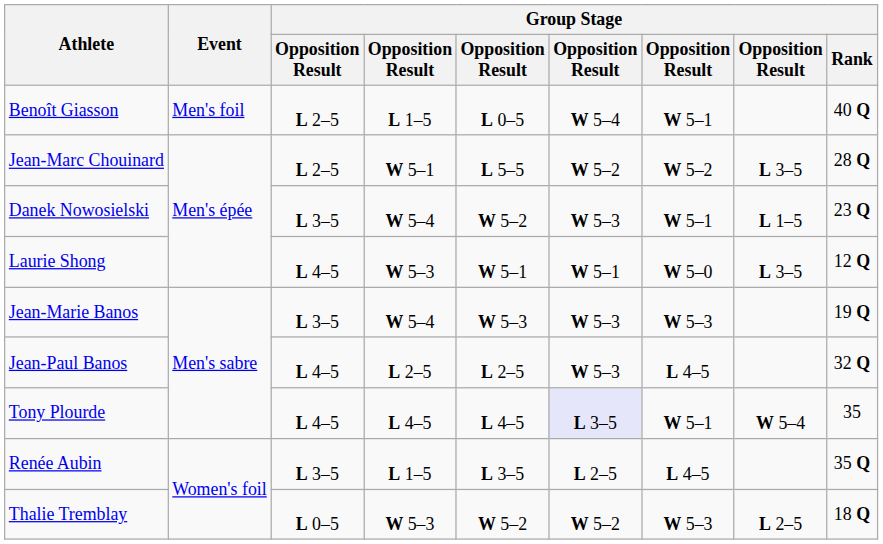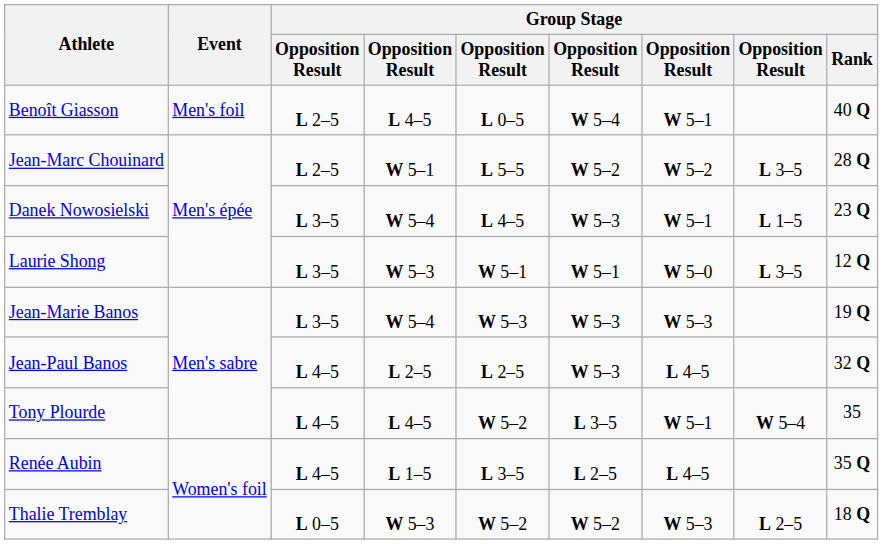(410, 120) L 1–5 -> (410, 120) L 4–5
(503, 221) W 5–2 -> (503, 221) L 4–5
(317, 272) L 4–5 -> (317, 272) L 3–5
(503, 423) L 4–5 -> (503, 423) W 5–2
(595, 423) lavender background -> (595, 423) no background
(317, 474) L 3–5 -> (317, 474) L 4–5
